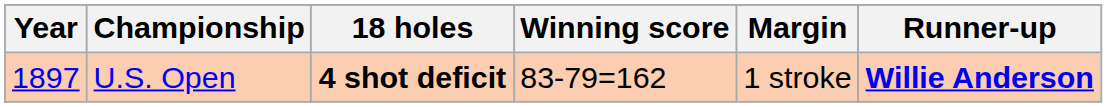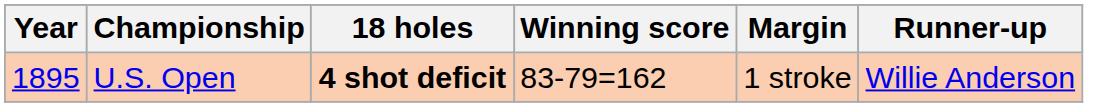(46, 76) 1897 -> (46, 76) 1895
(980, 76) bold -> (970, 76) normal
